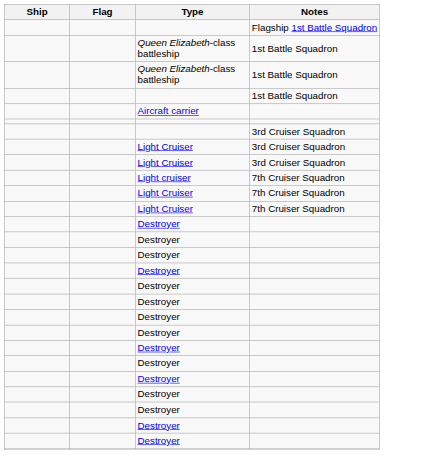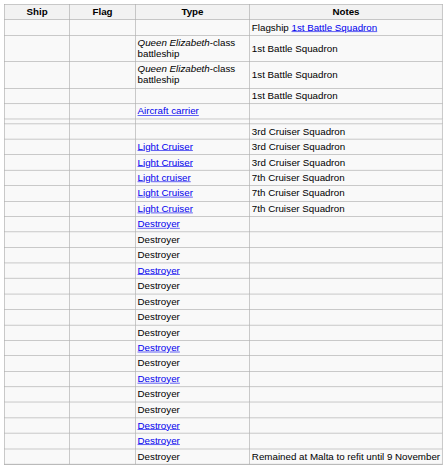+ row: (159, 456)
